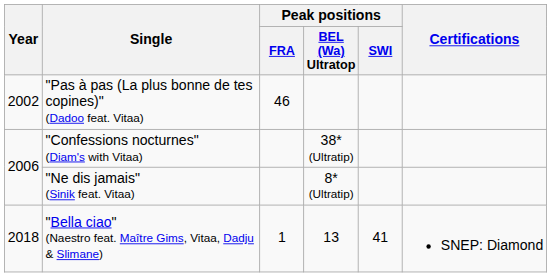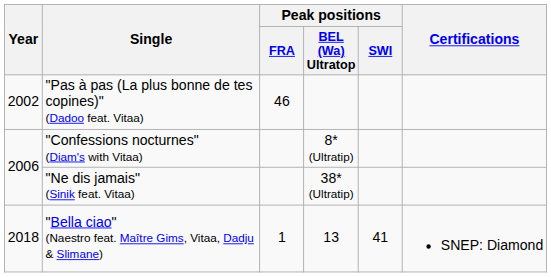(331, 148) 38* (Ultratip) -> (331, 148) 8* (Ultratip)
(331, 186) 8* (Ultratip) -> (331, 186) 38* (Ultratip)
